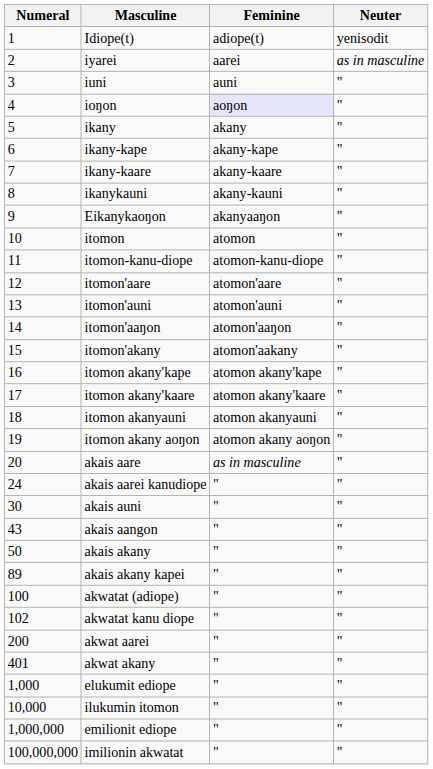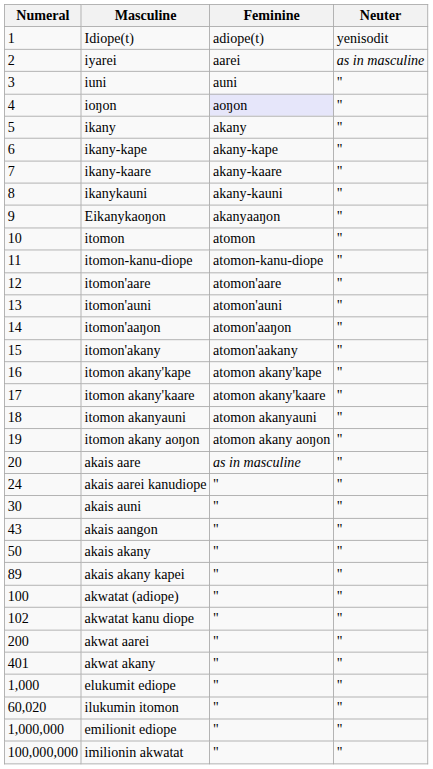(27, 707) 10,000 -> (27, 707) 60,020
